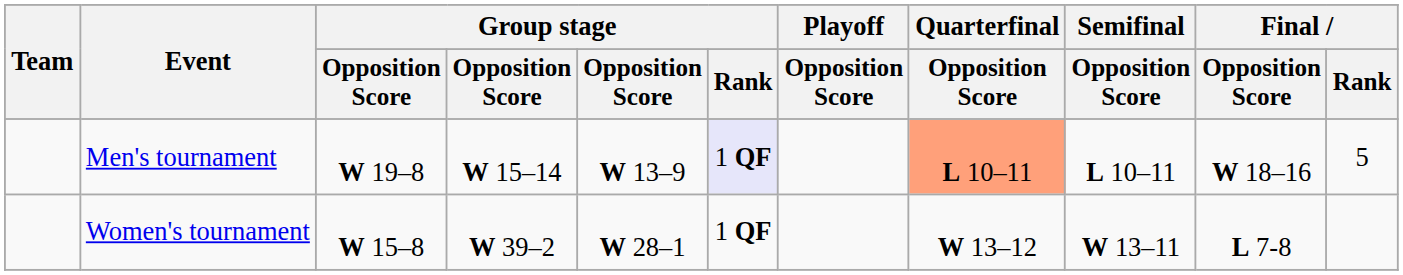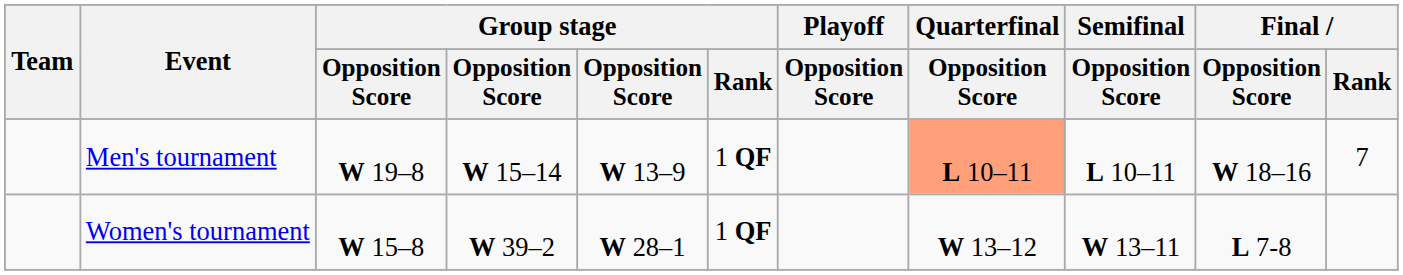(743, 156) lavender background -> (743, 156) no background
(1362, 156) 5 -> (1362, 156) 7
